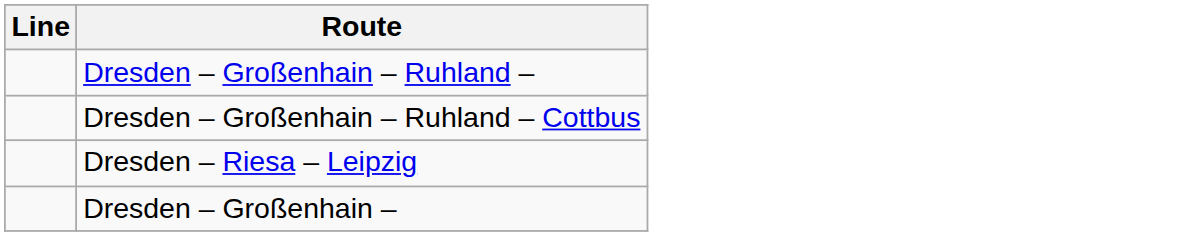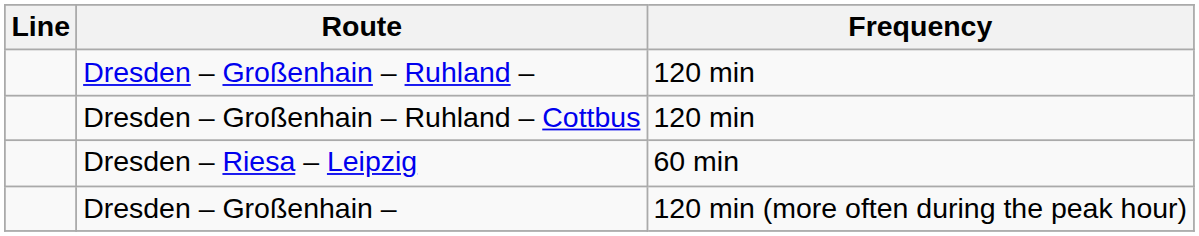+ column: (920, 27)
